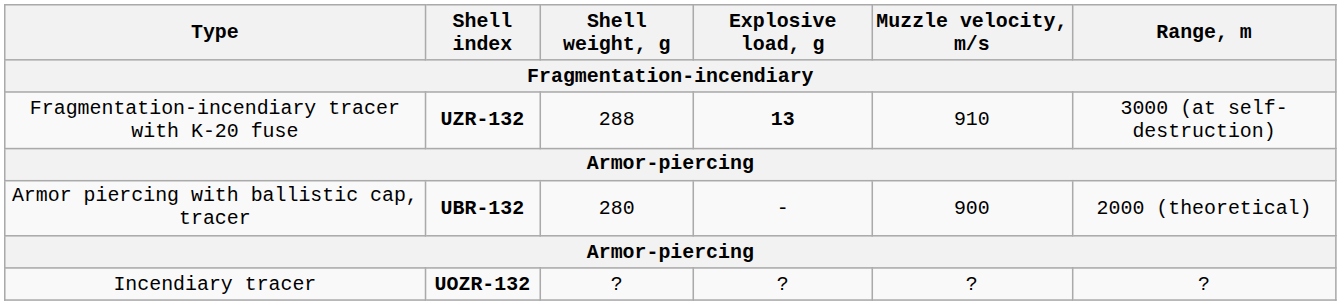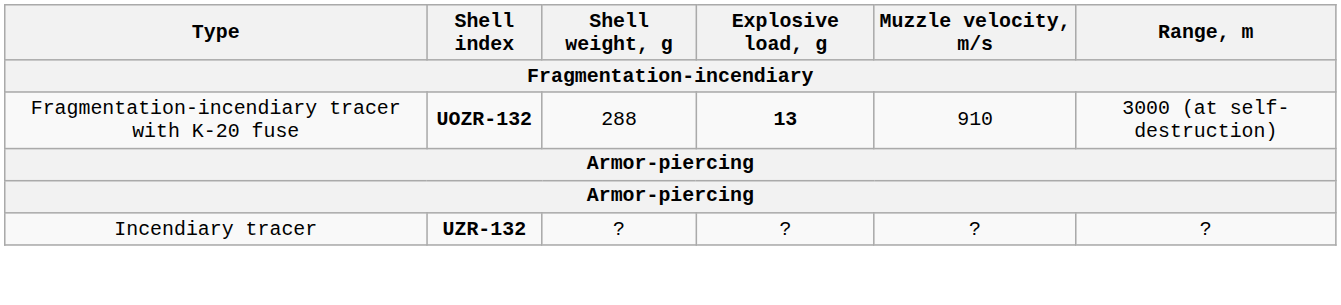(482, 120) UZR-132 -> (484, 120) UOZR-132
- row: (215, 208)
(482, 284) UOZR-132 -> (484, 229) UZR-132
